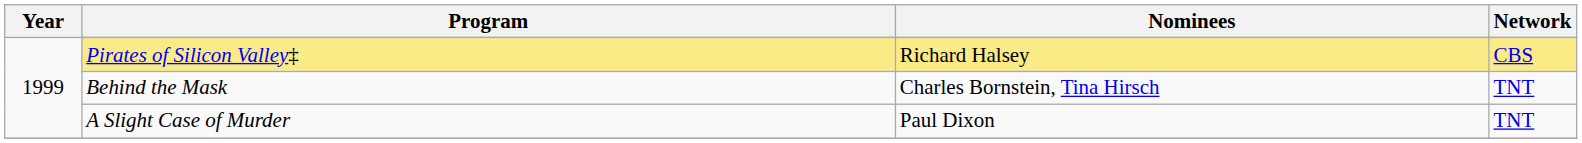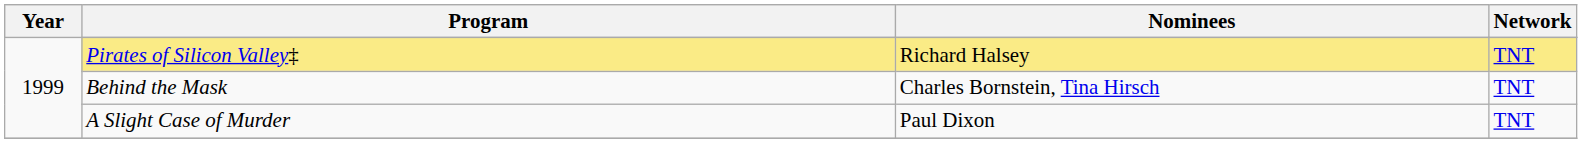(1513, 54) CBS -> (1514, 54) TNT
